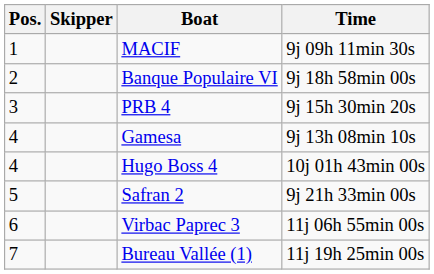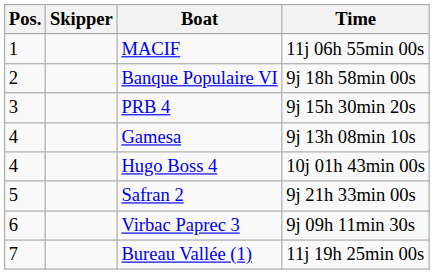(351, 48) 9j 09h 11min 30s -> (355, 48) 11j 06h 55min 00s
(355, 225) 11j 06h 55min 00s -> (351, 225) 9j 09h 11min 30s
